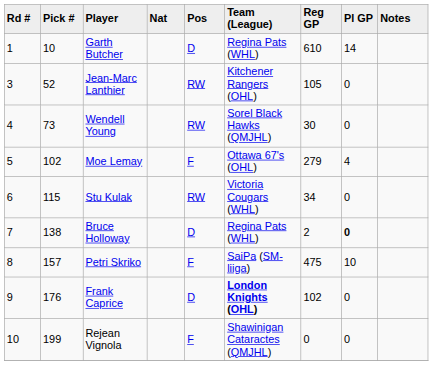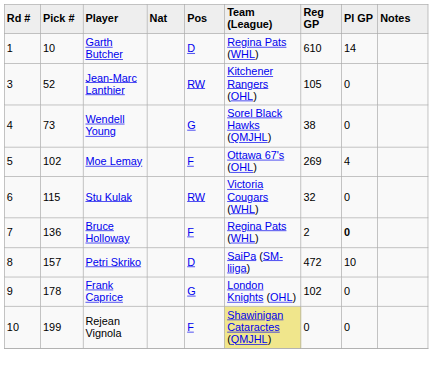(196, 126) RW -> (191, 126) G
(309, 126) 30 -> (309, 126) 38
(313, 161) 279 -> (313, 161) 269
(309, 197) 34 -> (309, 197) 32
(52, 232) 138 -> (52, 232) 136
(191, 232) D -> (191, 232) F
(191, 262) F -> (191, 262) D
(313, 262) 475 -> (313, 262) 472
(52, 298) 176 -> (52, 291) 178
(191, 298) D -> (191, 291) G
(247, 298) bold -> (262, 291) normal
(255, 339) no background -> (255, 327) khaki background
